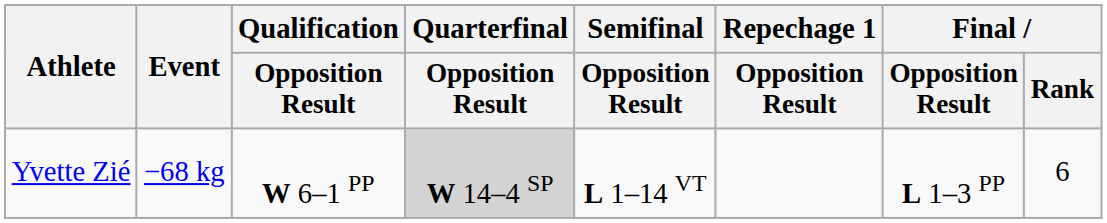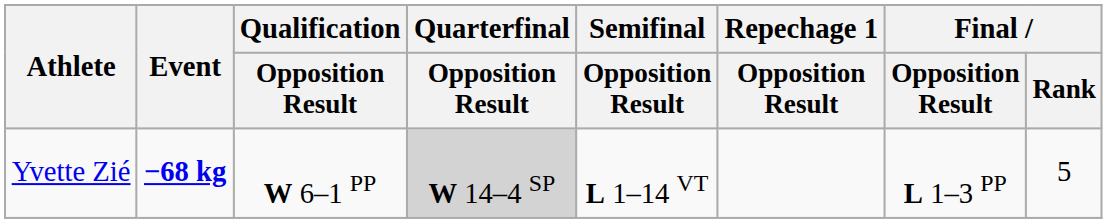(184, 173) normal -> (185, 173) bold
(1062, 173) 6 -> (1064, 173) 5
